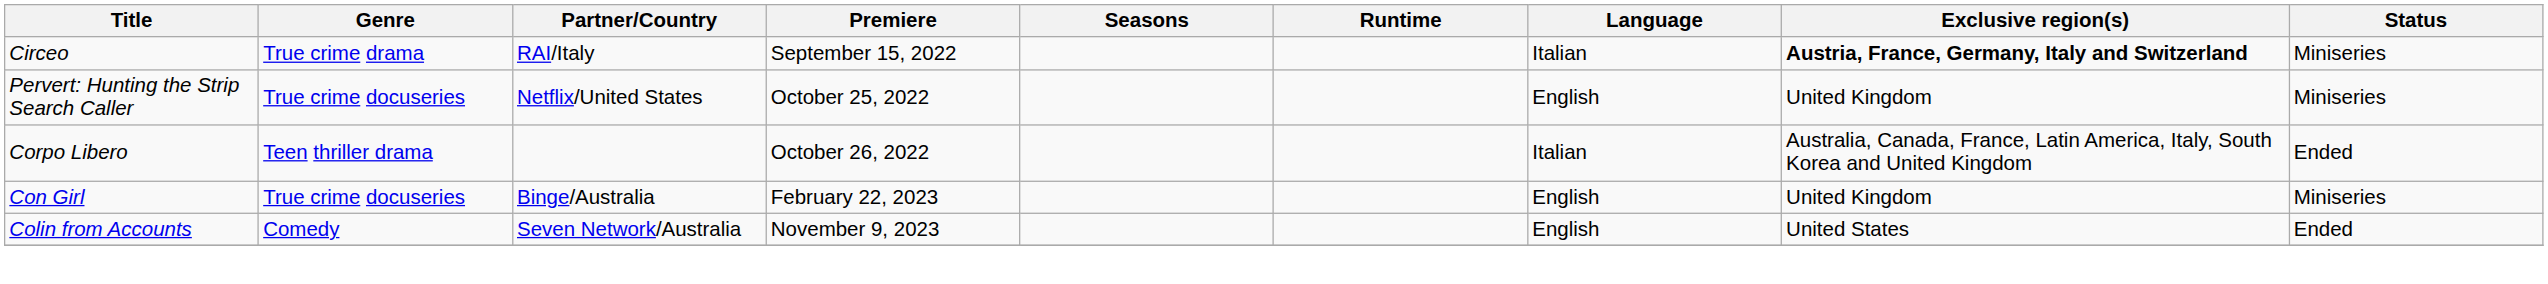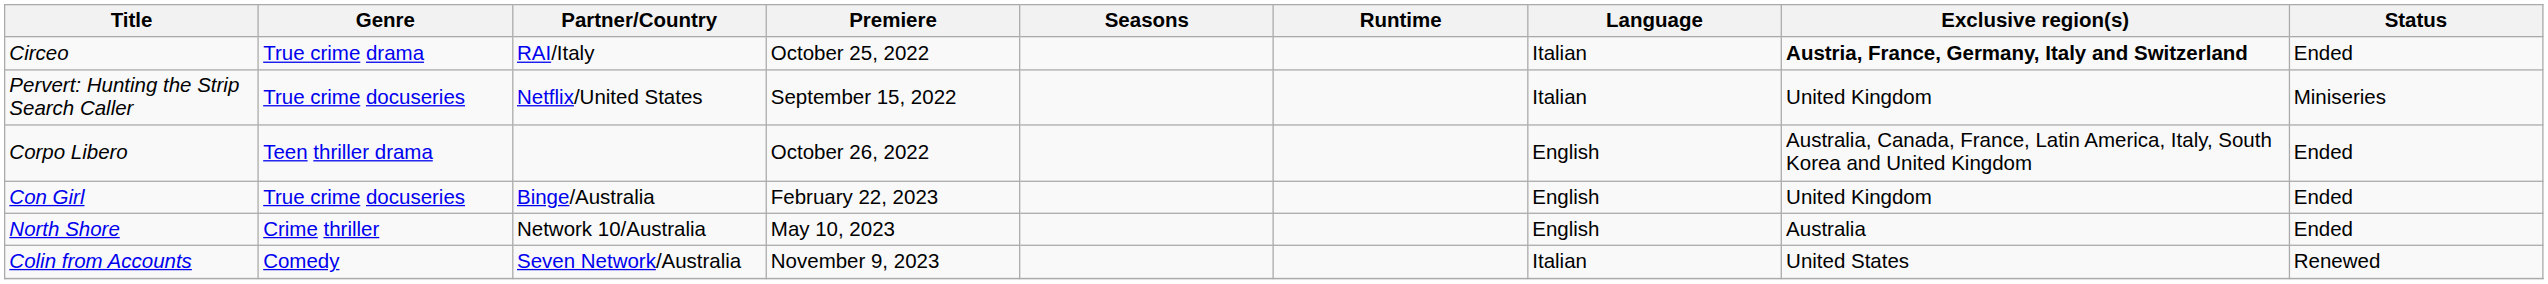(864, 53) September 15, 2022 -> (850, 53) October 25, 2022
(2340, 53) Miniseries -> (2323, 53) Ended
(850, 97) October 25, 2022 -> (864, 97) September 15, 2022
(1566, 97) English -> (1560, 97) Italian
(1560, 152) Italian -> (1566, 152) English
(2340, 196) Miniseries -> (2323, 196) Ended
+ row: (65, 229)
(1566, 229) English -> (1560, 261) Italian
(2323, 229) Ended -> (2337, 261) Renewed
